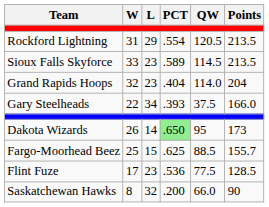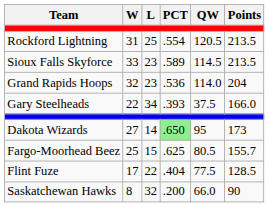(151, 41) 29 -> (151, 41) 25
(174, 83) .404 -> (174, 83) .536
(132, 130) 26 -> (132, 130) 27
(205, 150) 88.5 -> (205, 150) 80.5
(151, 171) 23 -> (151, 171) 22
(174, 171) .536 -> (174, 171) .404
